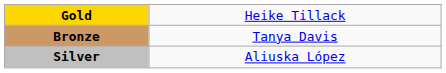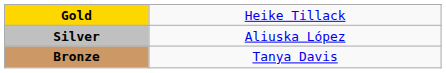rows swapped: (77, 57) <-> (77, 36)
